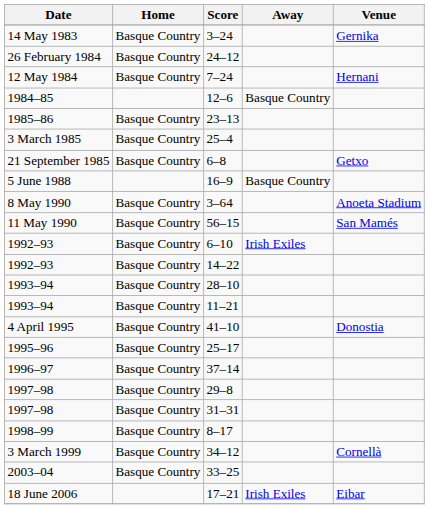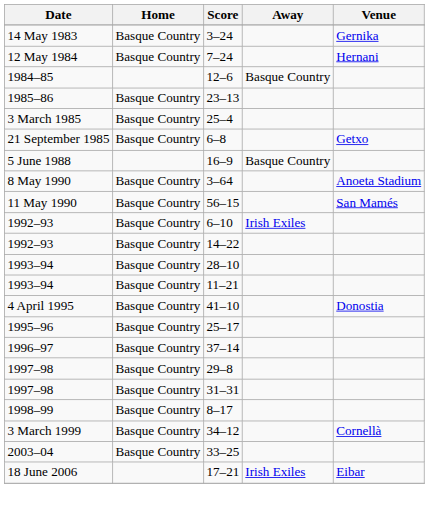- row: (223, 56)
